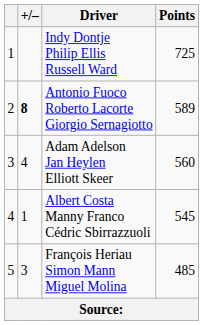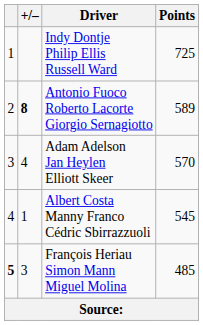(185, 162) 560 -> (185, 162) 570
(11, 271) normal -> (11, 271) bold
